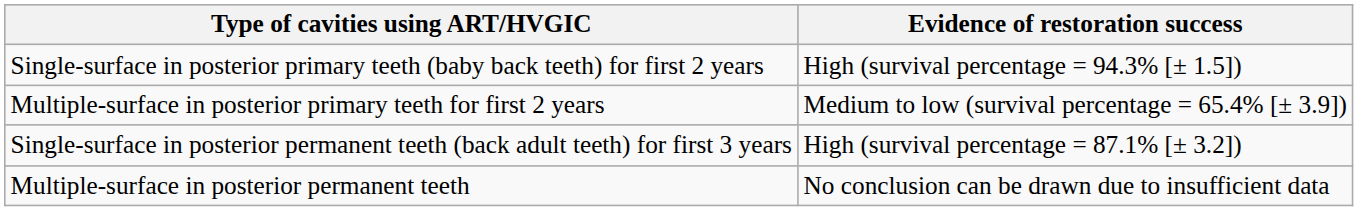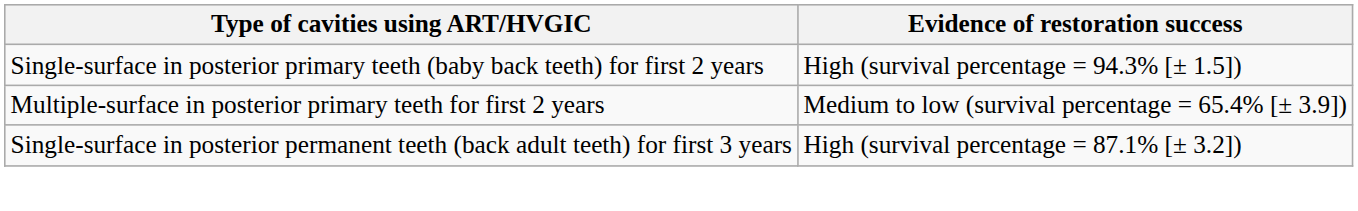- row: (240, 184)
